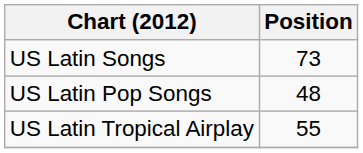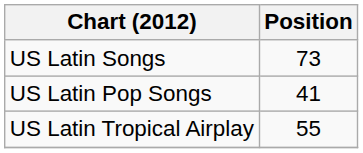(308, 93) 48 -> (308, 93) 41
